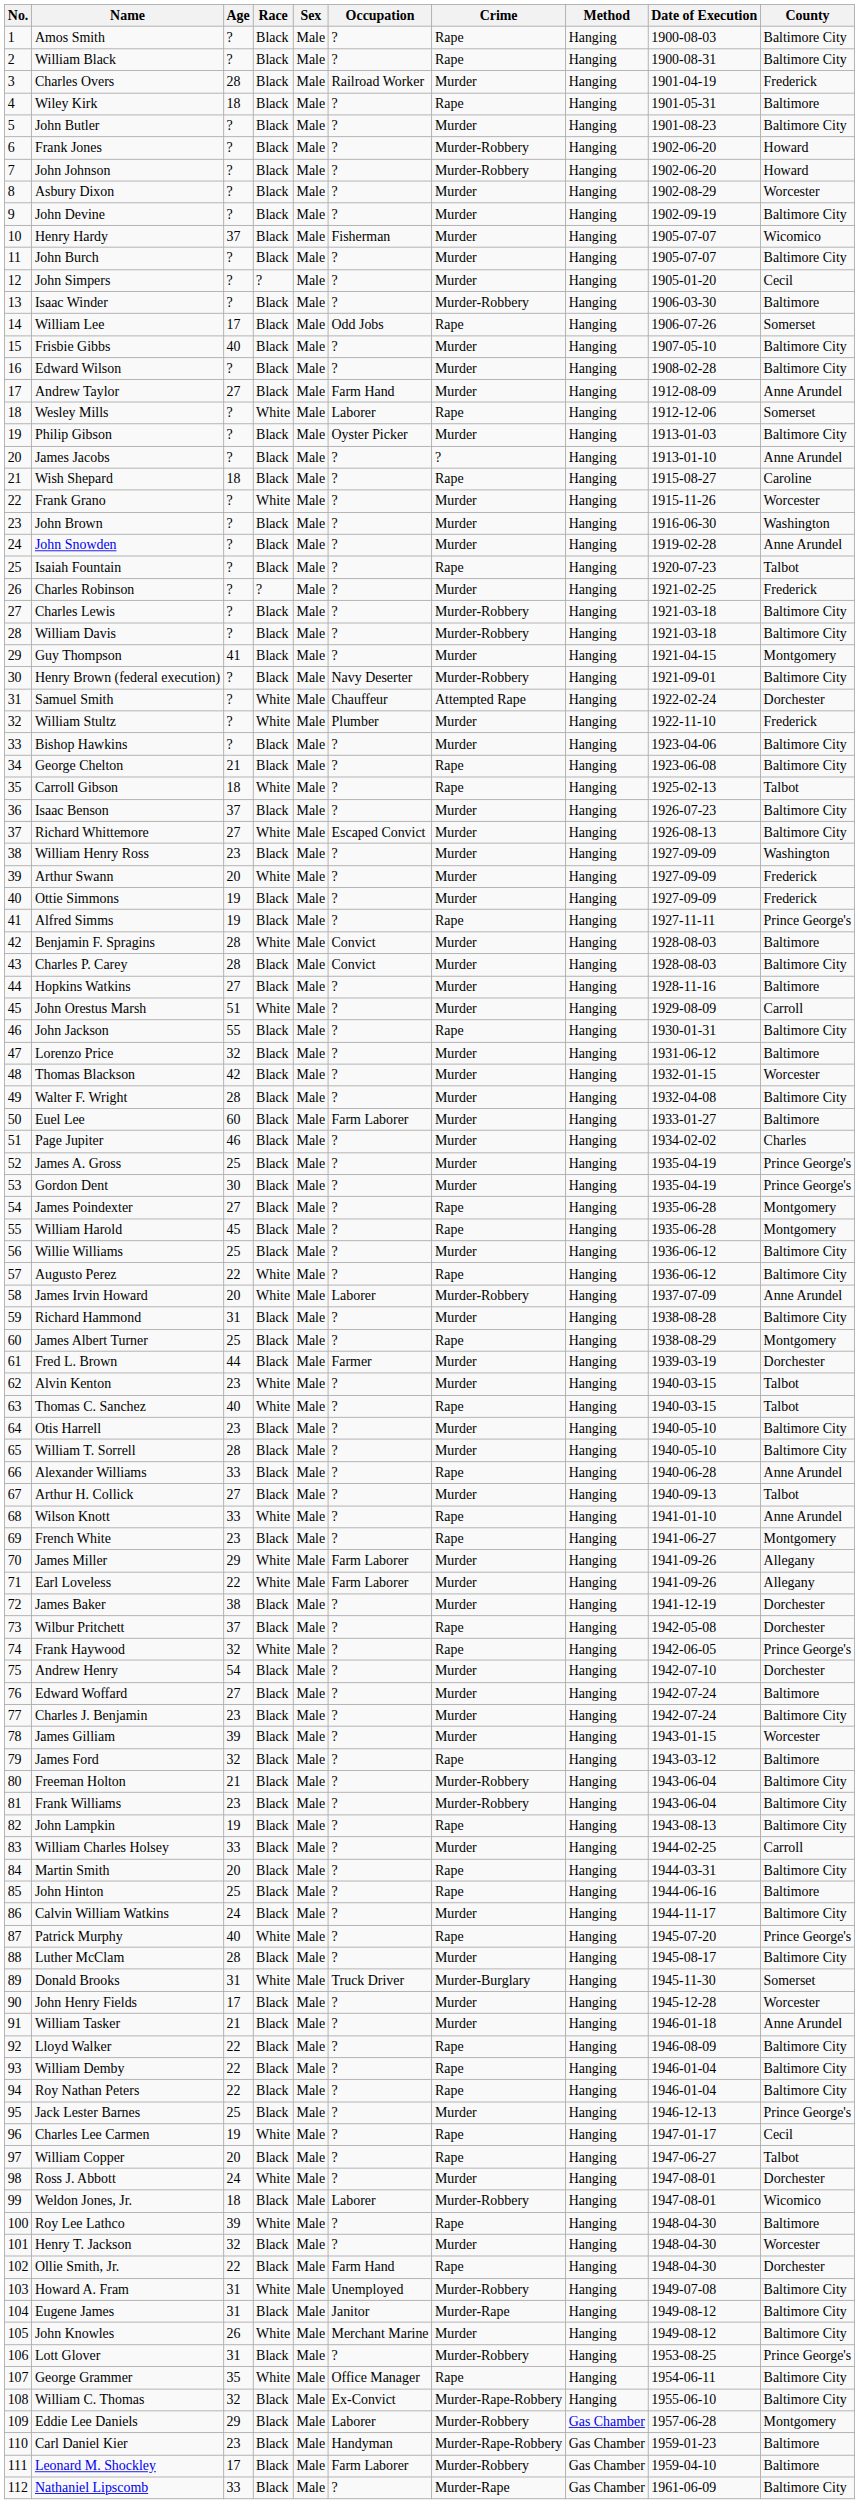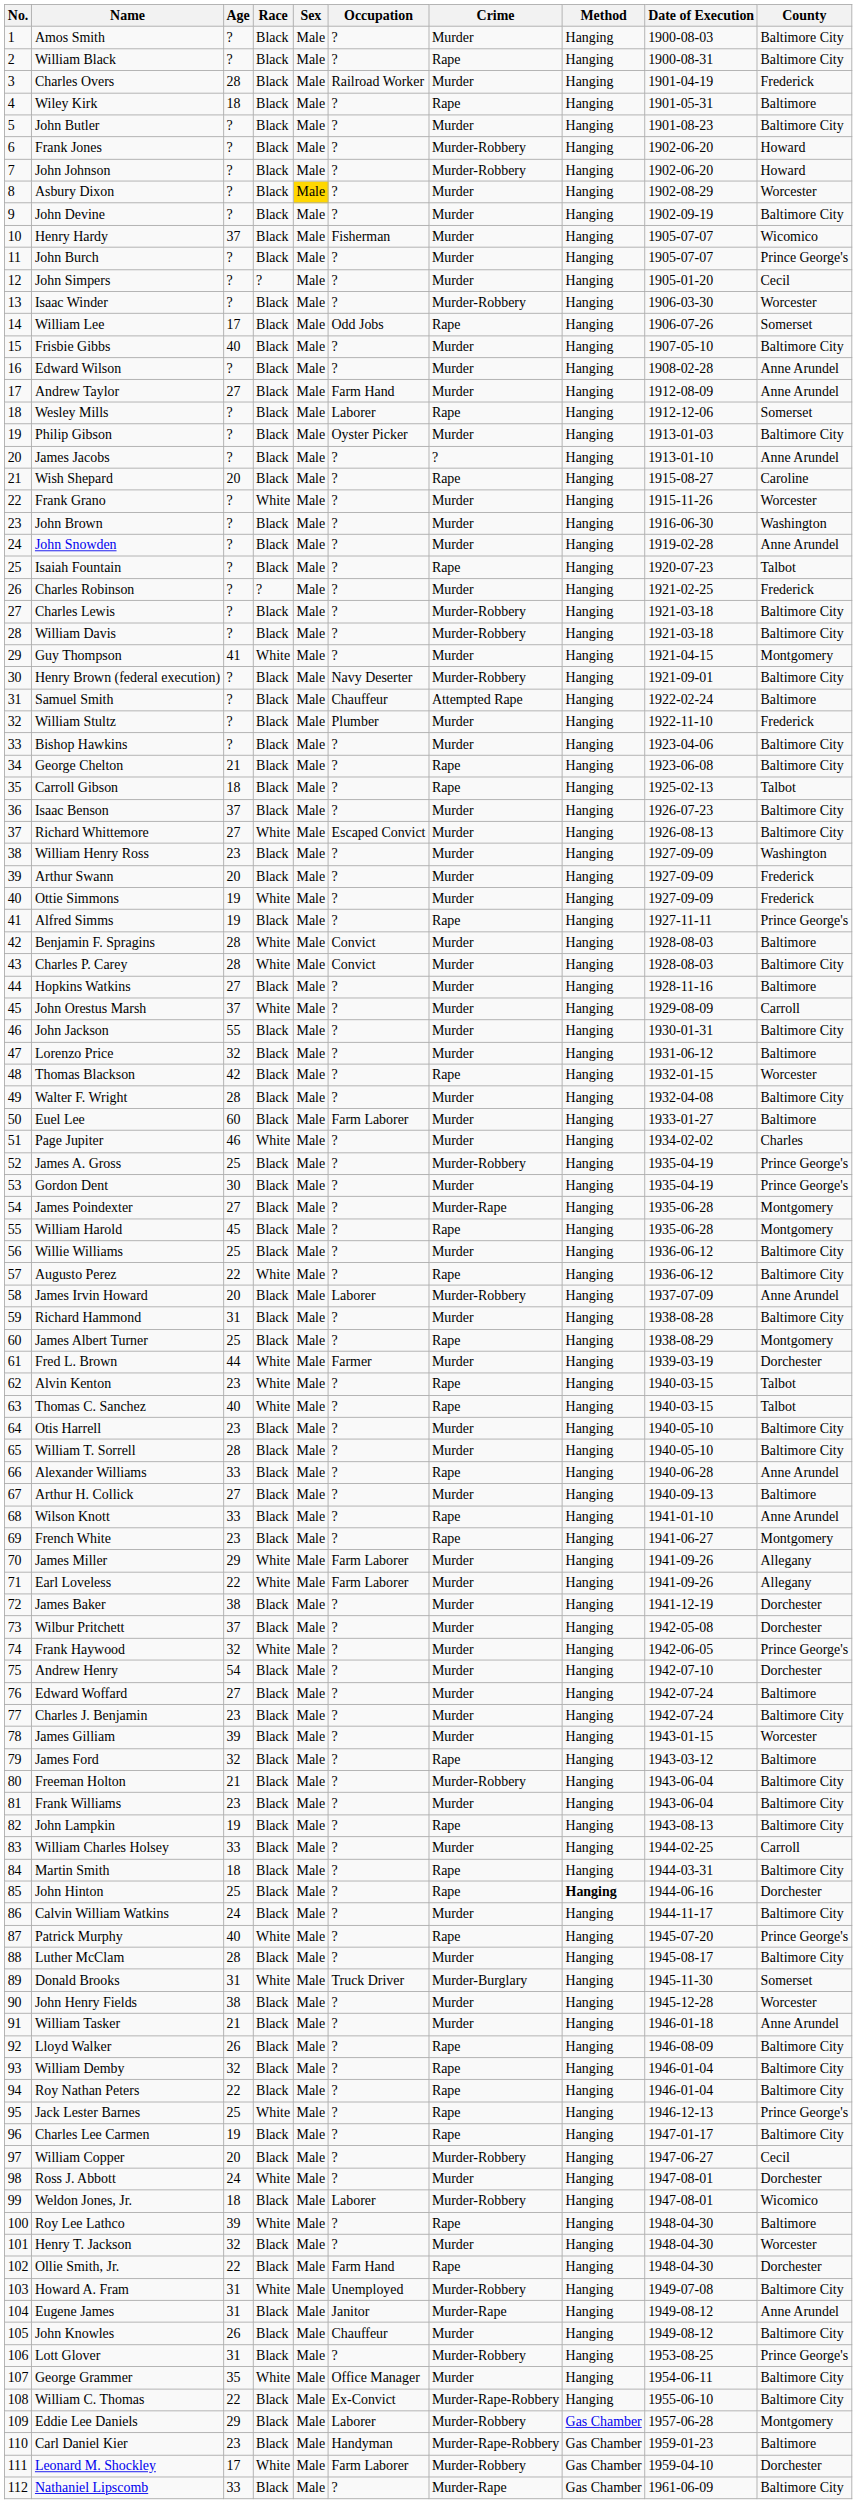(449, 37) Rape -> (453, 37) Murder
(311, 192) no background -> (311, 192) gold background
(805, 258) Baltimore City -> (804, 258) Prince George's
(791, 302) Baltimore -> (789, 302) Worcester
(805, 368) Baltimore City -> (800, 368) Anne Arundel
(273, 412) White -> (272, 412) Black
(233, 479) 18 -> (233, 479) 20
(272, 655) Black -> (273, 655) White
(273, 699) White -> (272, 699) Black
(794, 699) Dorchester -> (788, 699) Baltimore
(273, 721) White -> (272, 721) Black
(273, 788) White -> (272, 788) Black
(273, 876) White -> (272, 876) Black
(272, 898) Black -> (273, 898) White
(272, 964) Black -> (273, 964) White
(233, 1008) 51 -> (233, 1008) 37
(449, 1031) Rape -> (453, 1031) Murder
(456, 1075) Murder -> (446, 1075) Rape
(272, 1141) Black -> (273, 1141) White
(456, 1163) Murder -> (479, 1163) Murder-Robbery
(449, 1207) Rape -> (469, 1207) Murder-Rape
(273, 1295) White -> (272, 1295) Black
(272, 1362) Black -> (273, 1362) White
(456, 1384) Murder -> (446, 1384) Rape
(781, 1494) Talbot -> (788, 1494) Baltimore
(273, 1516) White -> (272, 1516) Black
(449, 1627) Rape -> (453, 1627) Murder
(449, 1649) Rape -> (453, 1649) Murder
(482, 1803) Murder-Robbery -> (453, 1803) Murder
(233, 1869) 20 -> (233, 1869) 18
(593, 1892) normal -> (591, 1892) bold
(791, 1892) Baltimore -> (791, 1892) Dorchester
(233, 2002) 17 -> (233, 2002) 38
(233, 2046) 22 -> (233, 2046) 26
(233, 2068) 22 -> (233, 2068) 32
(272, 2112) Black -> (273, 2112) White
(456, 2112) Murder -> (446, 2112) Rape
(273, 2134) White -> (272, 2134) Black
(778, 2134) Cecil -> (802, 2134) Baltimore City
(449, 2156) Rape -> (479, 2156) Murder-Robbery
(781, 2156) Talbot -> (775, 2156) Cecil
(805, 2311) Baltimore City -> (800, 2311) Anne Arundel
(273, 2333) White -> (272, 2333) Black
(380, 2333) Merchant Marine -> (360, 2333) Chauffeur
(449, 2377) Rape -> (453, 2377) Murder
(233, 2399) 32 -> (233, 2399) 22
(272, 2466) Black -> (273, 2466) White
(791, 2466) Baltimore -> (791, 2466) Dorchester
